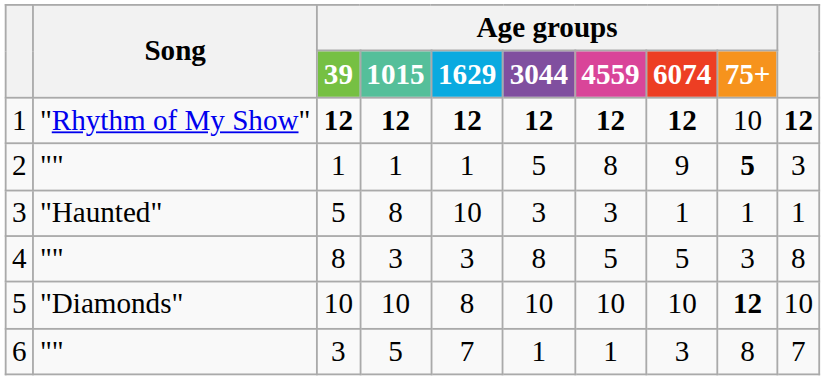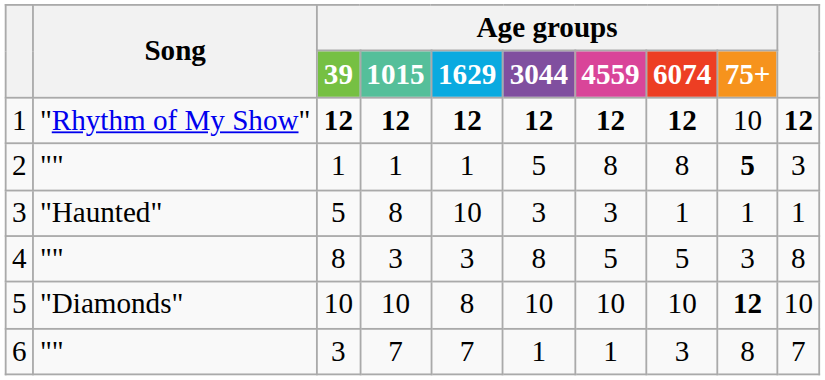(682, 166) 9 -> (682, 166) 8
(395, 350) 5 -> (395, 350) 7
